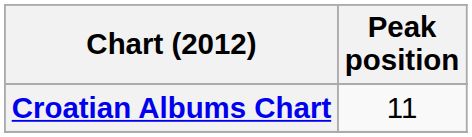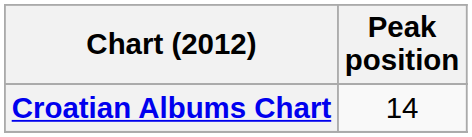(402, 107) 11 -> (402, 107) 14
